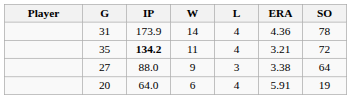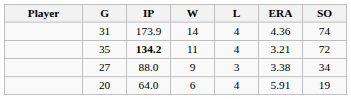(325, 31) 78 -> (325, 31) 74
(325, 67) 64 -> (325, 67) 34
